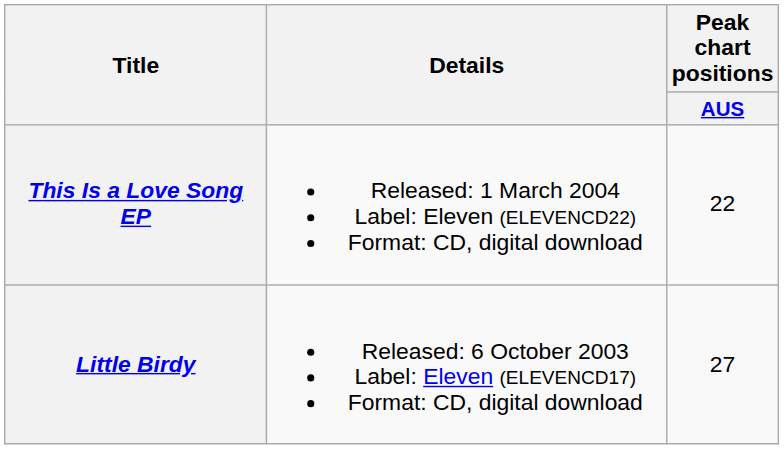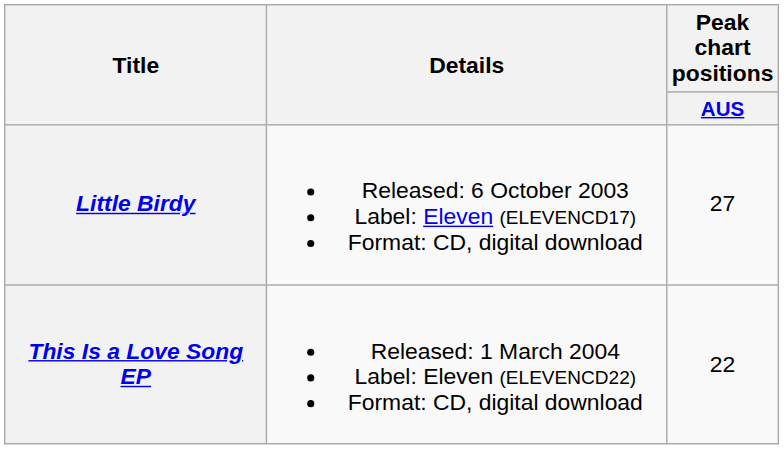rows swapped: (136, 363) <-> (136, 204)
